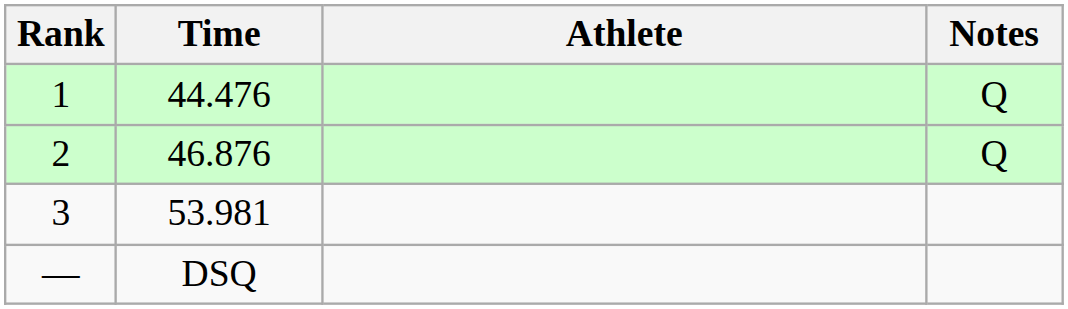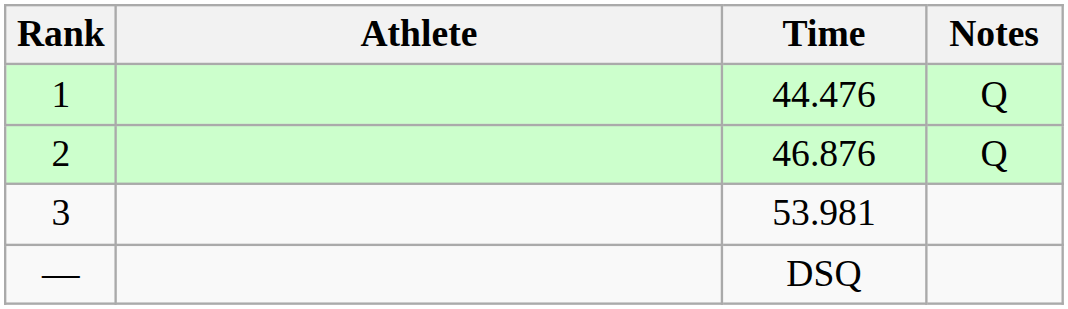columns swapped: (624, 34) <-> (219, 34)
